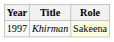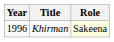(17, 28) 1997 -> (17, 28) 1996
